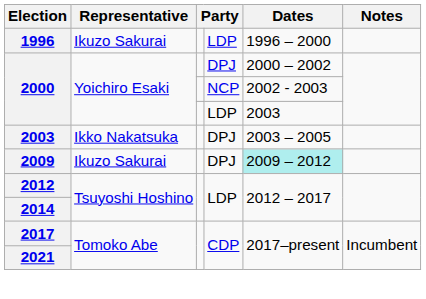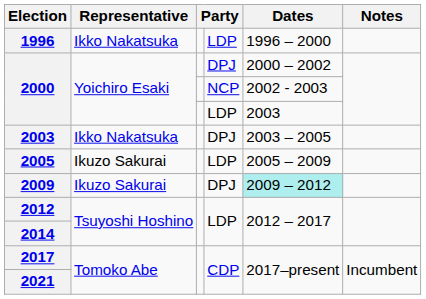(120, 40) Ikuzo Sakurai -> (126, 40) Ikko Nakatsuka
+ row: (38, 161)
